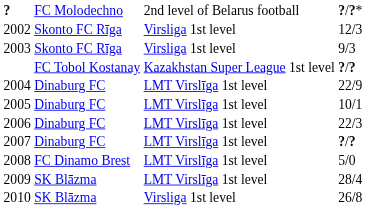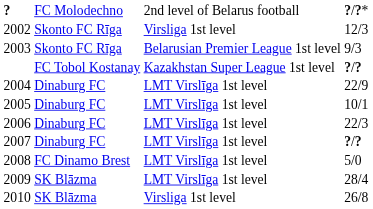(190, 48) Virsliga 1st level -> (242, 48) Belarusian Premier League 1st level
